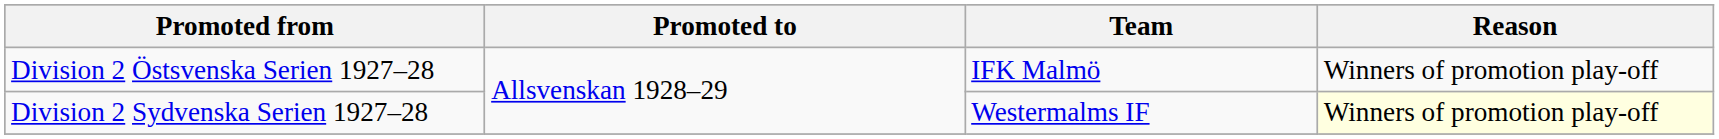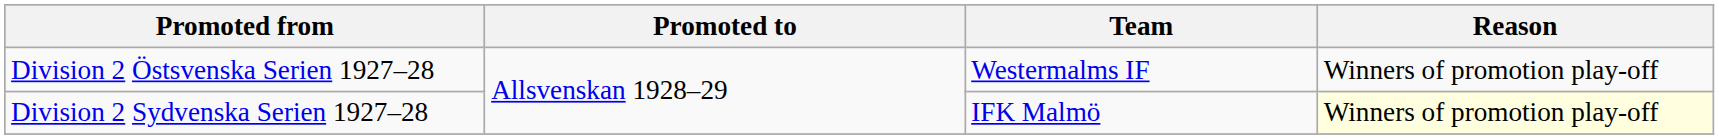(1036, 69) IFK Malmö -> (1060, 69) Westermalms IF
(1060, 112) Westermalms IF -> (1036, 112) IFK Malmö
